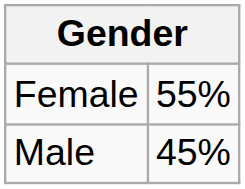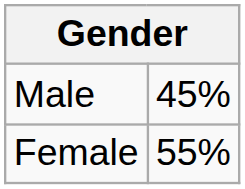rows swapped: (54, 152) <-> (76, 93)
